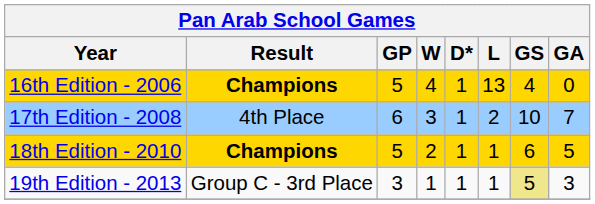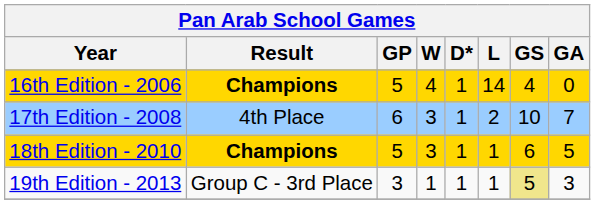(494, 85) 13 -> (494, 85) 14
(431, 150) 2 -> (431, 150) 3
